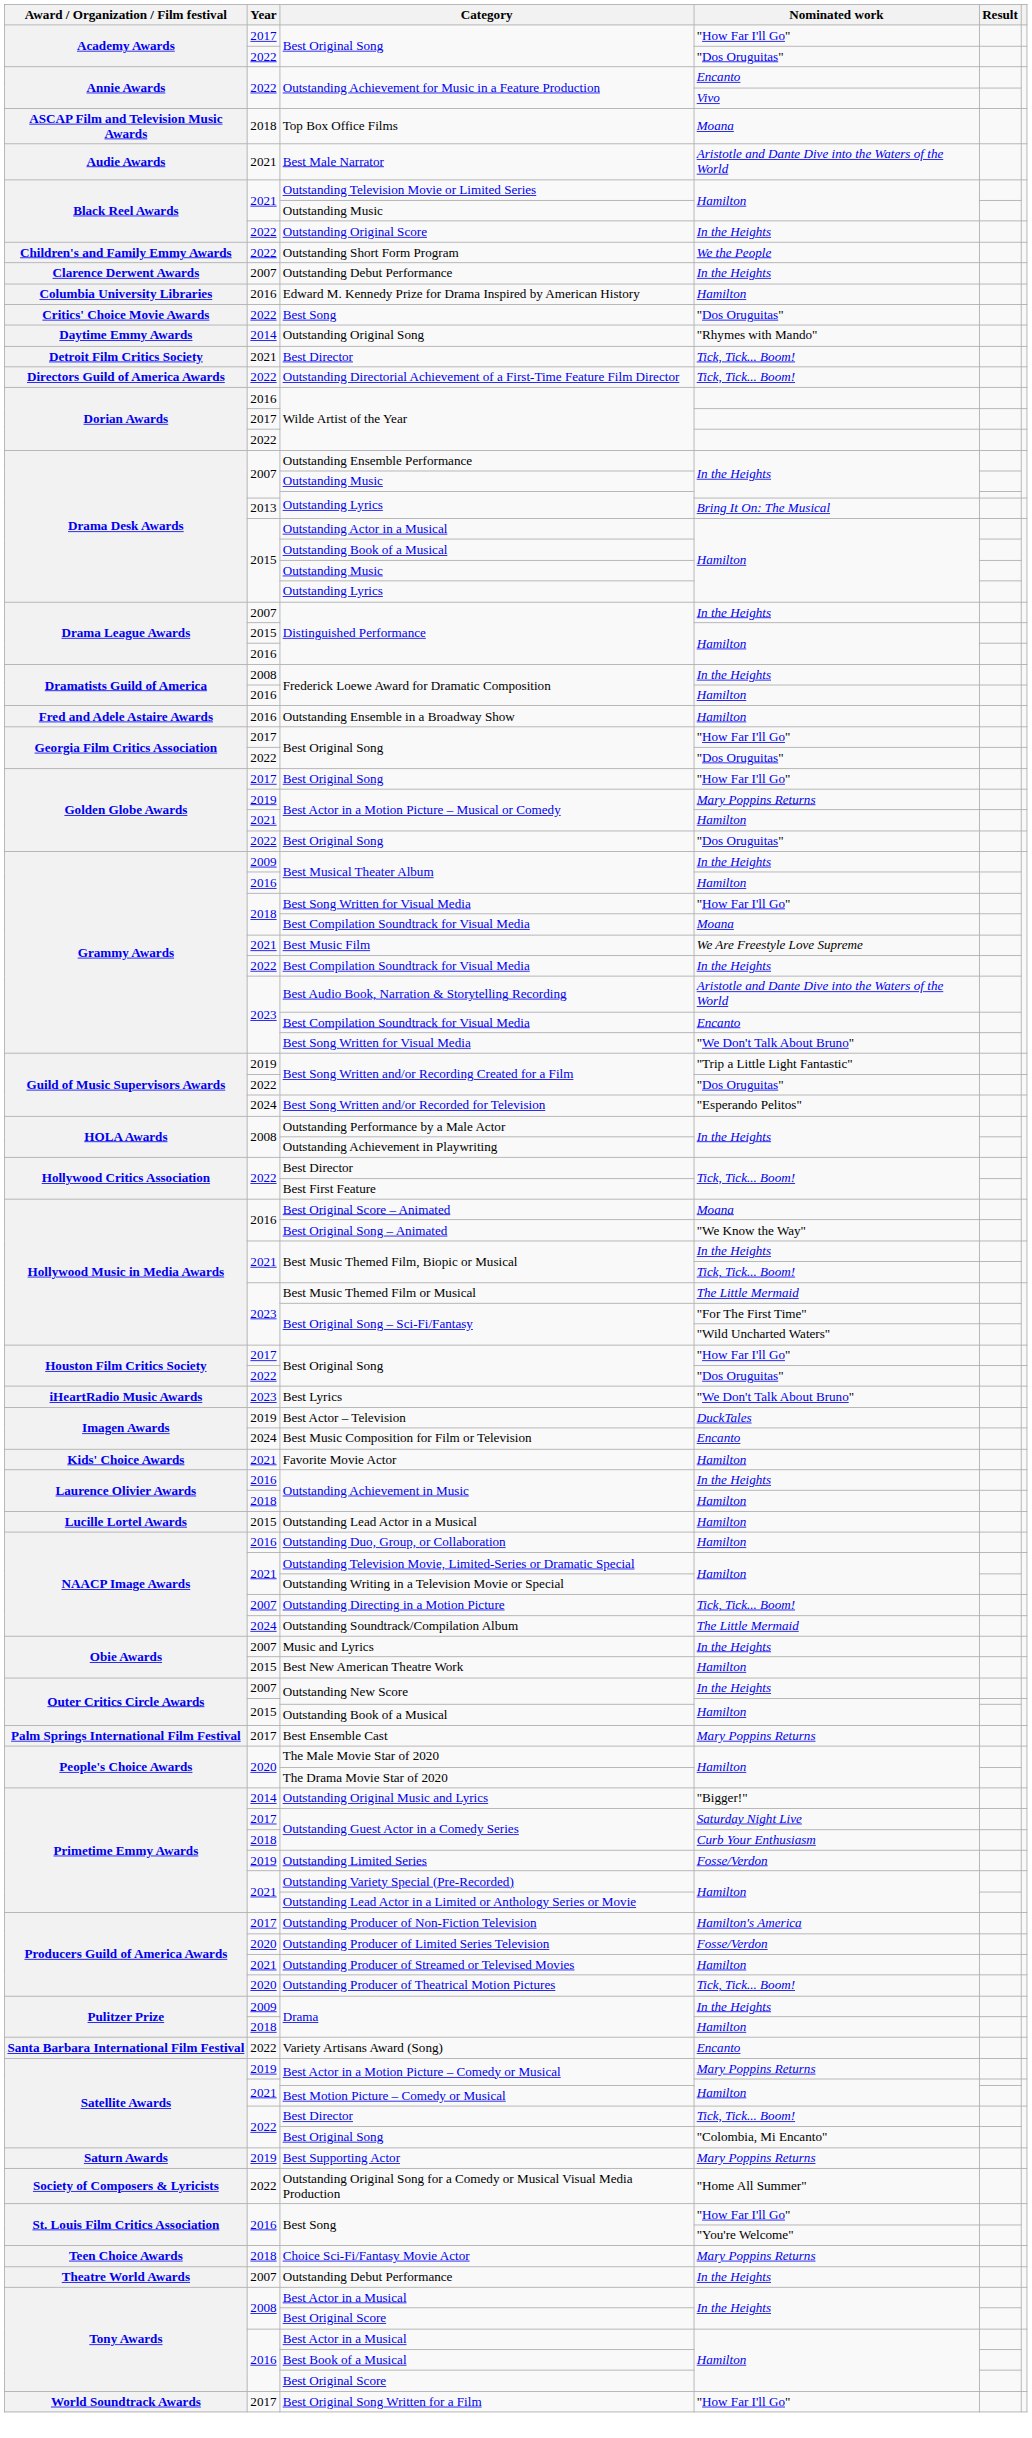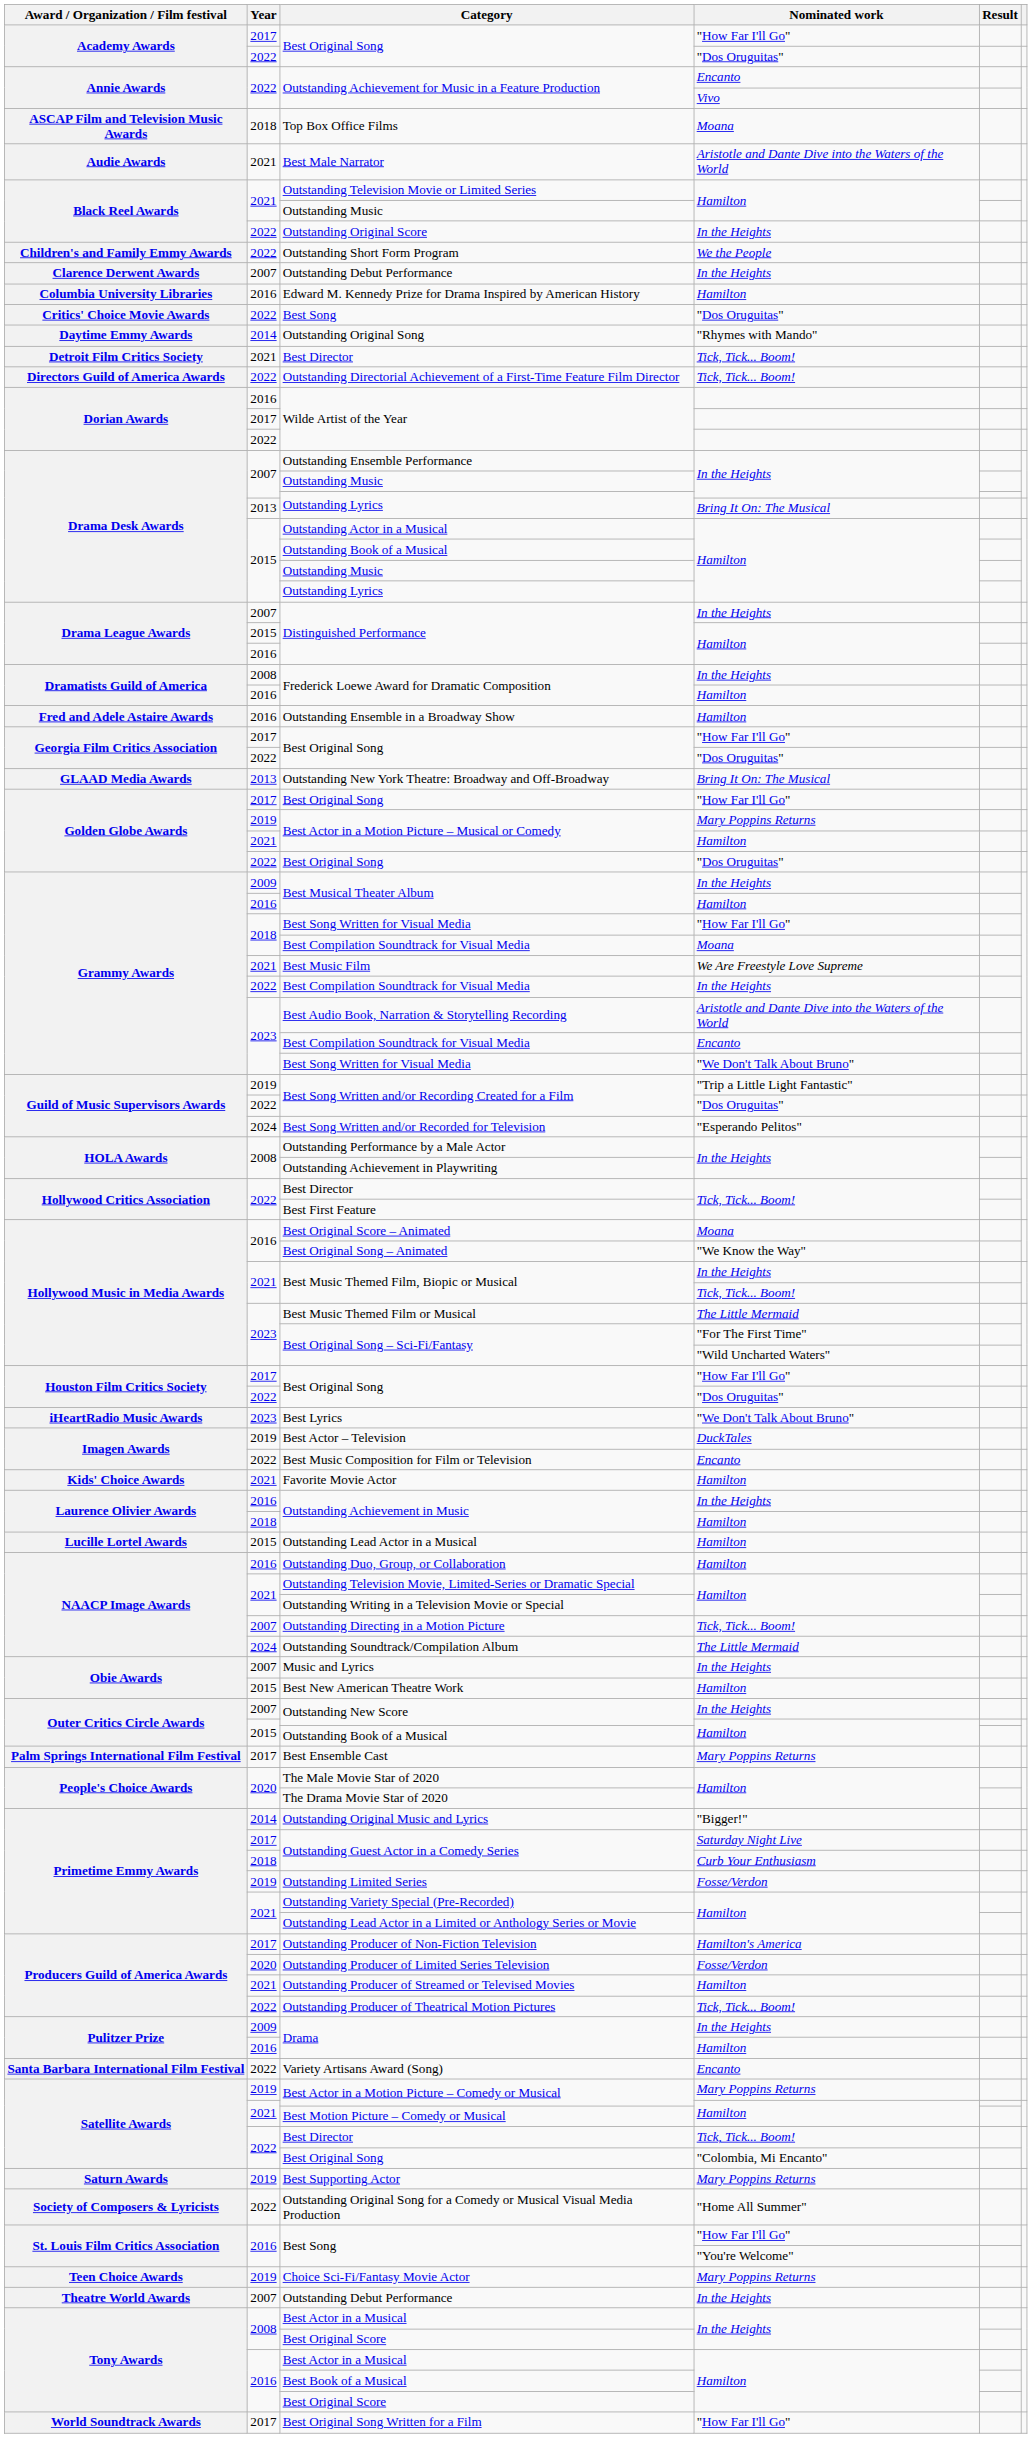+ row: (446, 778)
(263, 1438) 2024 -> (263, 1459) 2022
(263, 1985) 2020 -> (263, 2006) 2022
(263, 2027) 2018 -> (263, 2047) 2016
(263, 2256) 2018 -> (263, 2276) 2019
